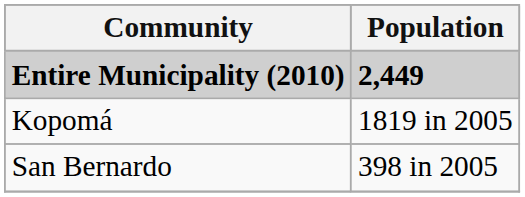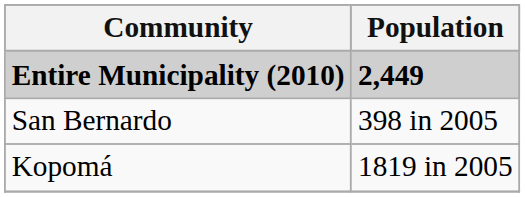rows swapped: (62, 120) <-> (92, 167)
